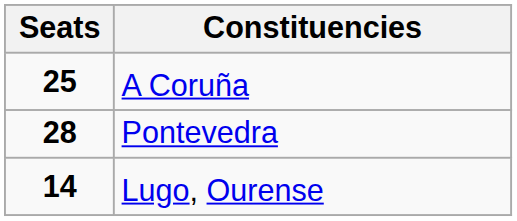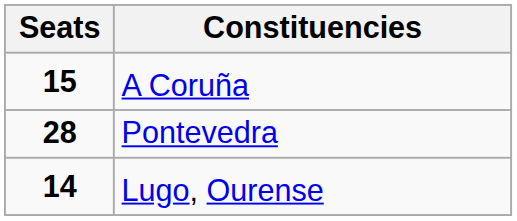(60, 81) 25 -> (60, 81) 15
